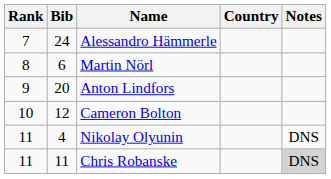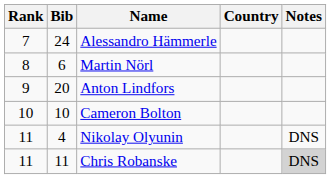(62, 112) 12 -> (62, 112) 10
